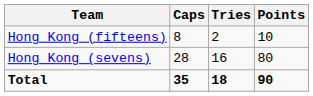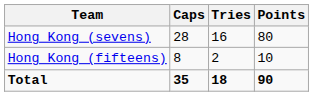rows swapped: (79, 59) <-> (87, 37)
